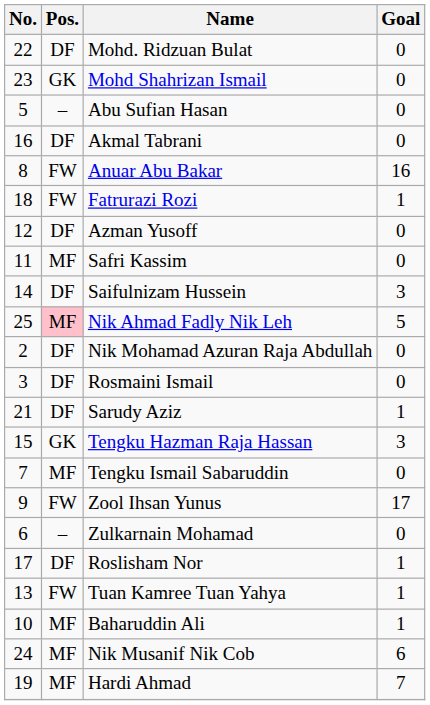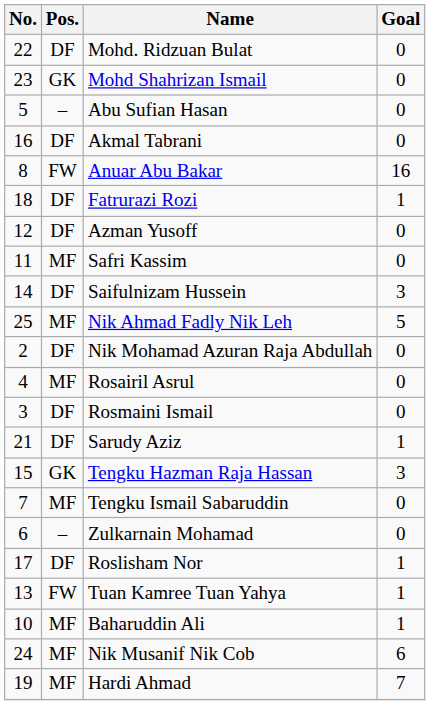(62, 200) FW -> (62, 200) DF
(62, 321) pink background -> (62, 321) no background
+ row: (141, 381)
- row: (155, 502)
